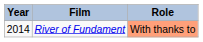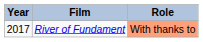(18, 29) 2014 -> (18, 29) 2017
